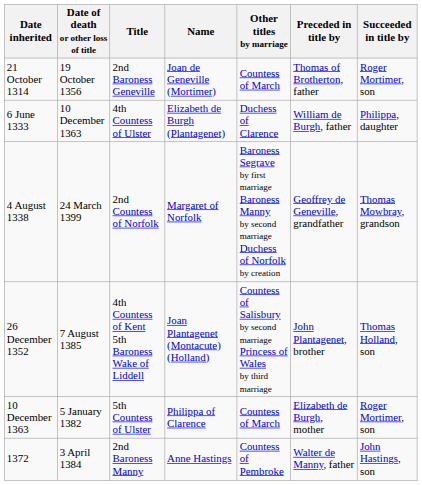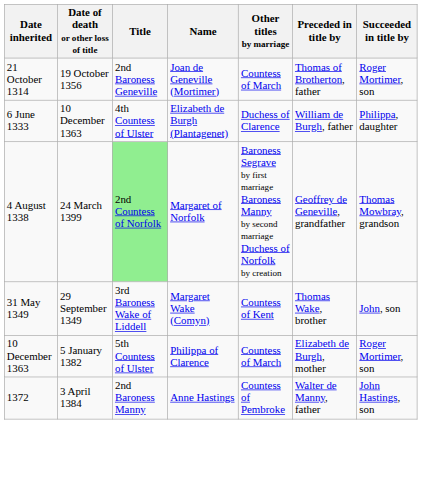(136, 211) no background -> (138, 211) lightgreen background
+ row: (24, 308)
- row: (29, 339)
